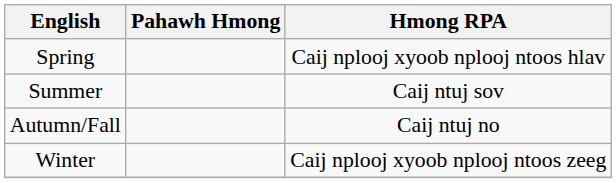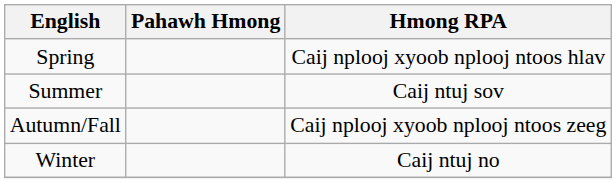(448, 125) Caij ntuj no -> (448, 125) Caij nplooj xyoob nplooj ntoos zeeg
(448, 159) Caij nplooj xyoob nplooj ntoos zeeg -> (448, 159) Caij ntuj no
